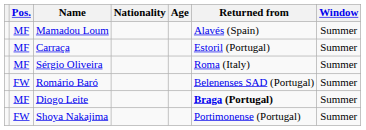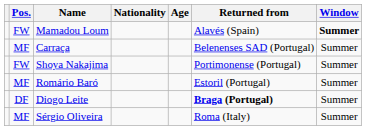(21, 30) MF -> (21, 30) FW
(339, 30) normal -> (339, 30) bold
(232, 47) Estoril (Portugal) -> (254, 47) Belenenses SAD (Portugal)
rows swapped: (72, 116) <-> (69, 64)
(21, 82) FW -> (21, 82) MF
(254, 82) Belenenses SAD (Portugal) -> (232, 82) Estoril (Portugal)
(21, 99) MF -> (21, 99) DF
